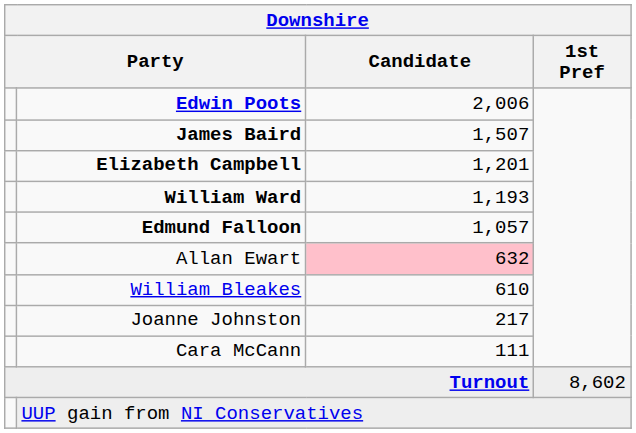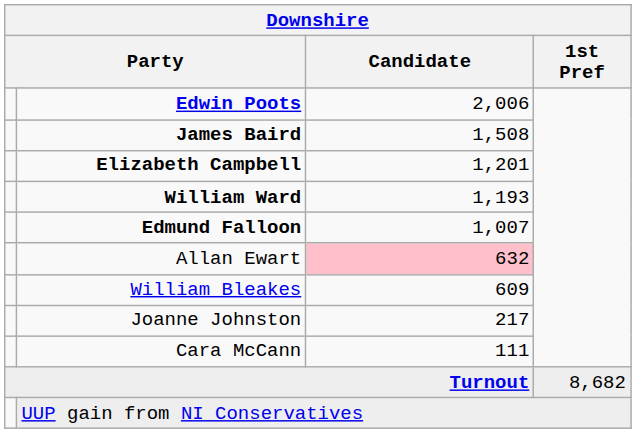(501, 135) 1,507 -> (501, 135) 1,508
(501, 228) 1,057 -> (501, 228) 1,007
(512, 290) 610 -> (512, 290) 609
(597, 382) 8,602 -> (597, 382) 8,682
